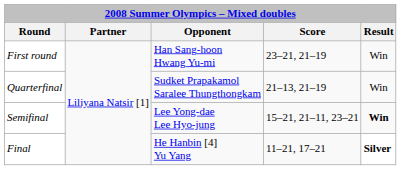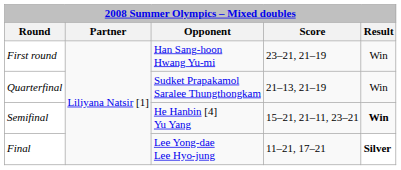(184, 118) Lee Yong-dae Lee Hyo-jung -> (186, 118) He Hanbin [4] Yu Yang
(186, 149) He Hanbin [4] Yu Yang -> (184, 149) Lee Yong-dae Lee Hyo-jung
